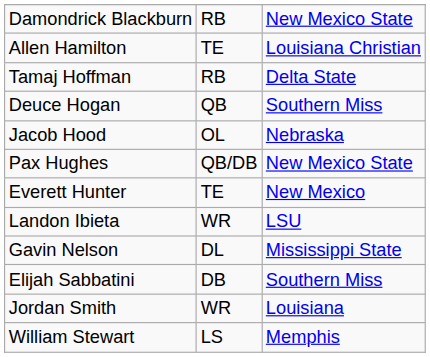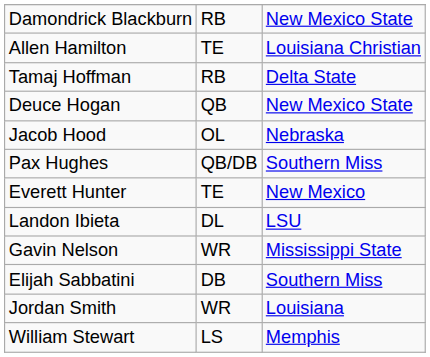(324, 105) Southern Miss -> (339, 105) New Mexico State
(339, 163) New Mexico State -> (324, 163) Southern Miss
(216, 221) WR -> (212, 221) DL
(212, 250) DL -> (216, 250) WR
